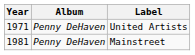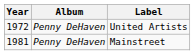(18, 27) 1971 -> (18, 27) 1972
